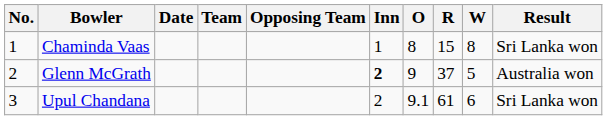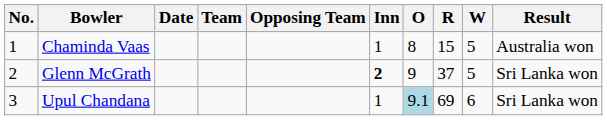(471, 45) 8 -> (471, 45) 5
(547, 45) Sri Lanka won -> (545, 45) Australia won
(545, 73) Australia won -> (547, 73) Sri Lanka won
(378, 100) 2 -> (378, 100) 1
(418, 100) no background -> (418, 100) lightblue background
(446, 100) 61 -> (446, 100) 69
